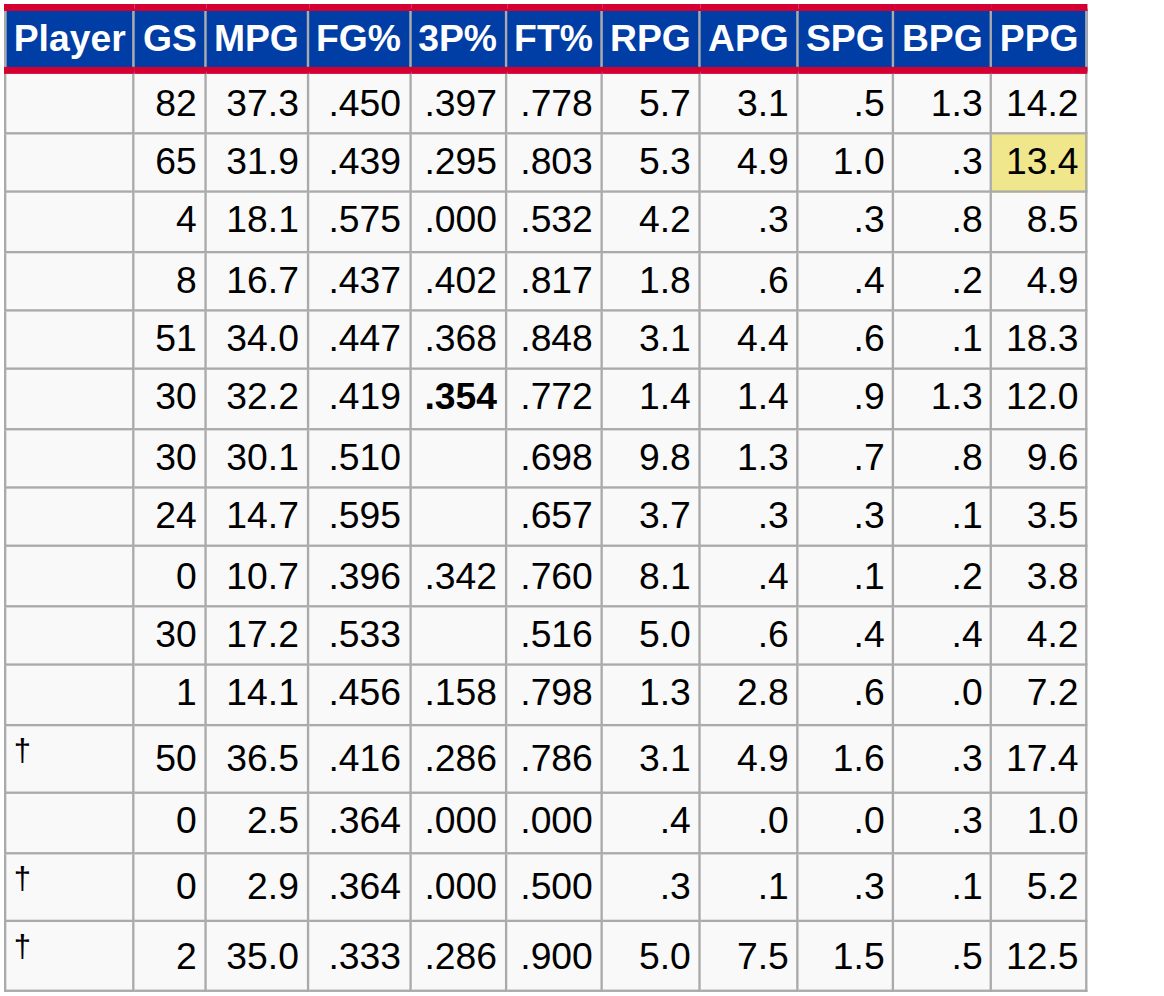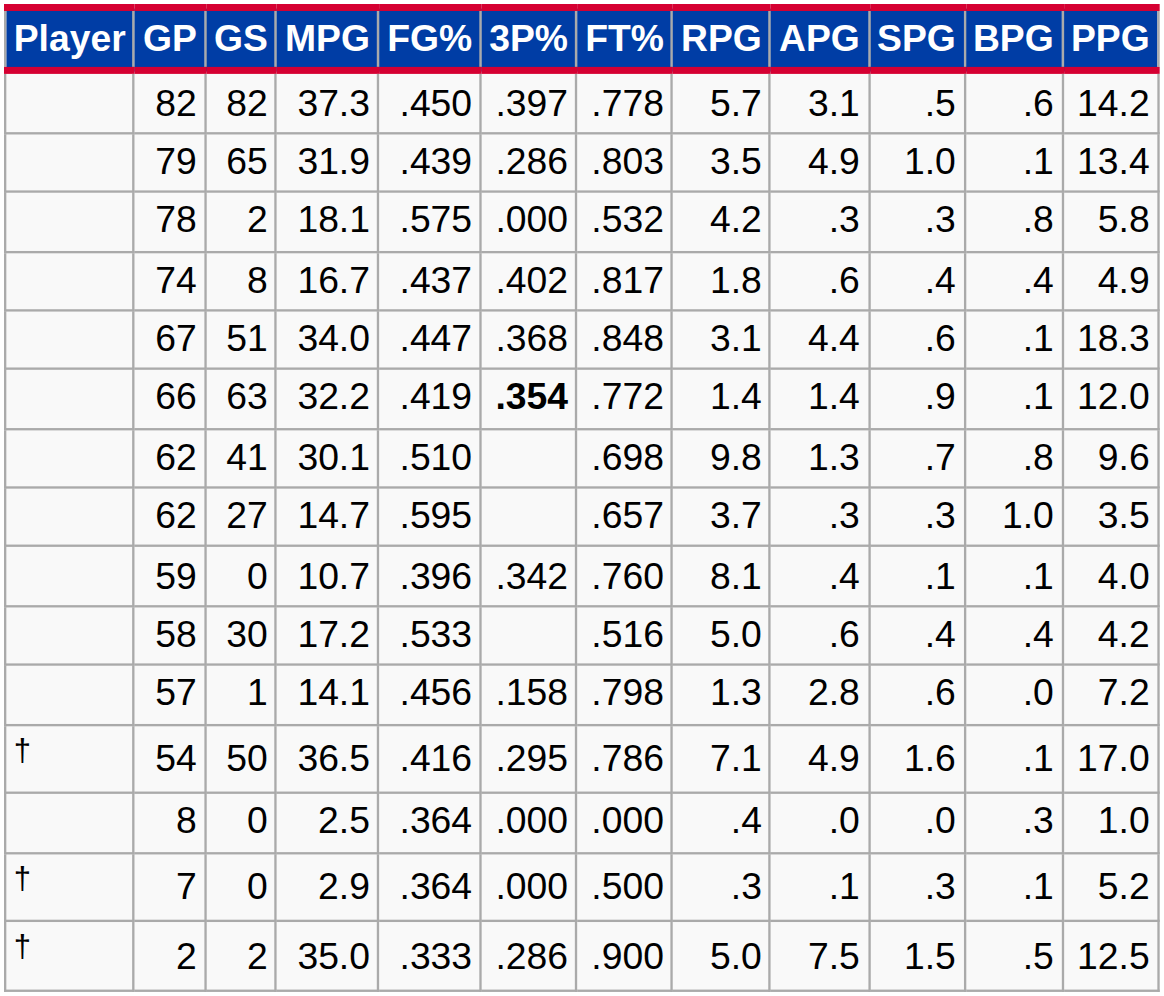+ column: (170, 38)
(957, 102) 1.3 -> (1038, 102) .6
(461, 161) .295 -> (532, 161) .286
(665, 161) 5.3 -> (736, 161) 3.5
(967, 161) .3 -> (1038, 161) .1
(1042, 161) khaki background -> (1113, 161) no background
(186, 220) 4 -> (257, 220) 2
(1053, 220) 8.5 -> (1124, 220) 5.8
(967, 279) .2 -> (1038, 279) .4
(176, 398) 30 -> (247, 398) 63
(957, 398) 1.3 -> (1038, 398) .1
(176, 457) 30 -> (247, 457) 41
(176, 516) 24 -> (247, 516) 27
(967, 516) .1 -> (1028, 516) 1.0
(967, 575) .2 -> (1038, 575) .1
(1053, 575) 3.8 -> (1124, 575) 4.0
(461, 757) .286 -> (532, 757) .295
(665, 757) 3.1 -> (736, 757) 7.1
(967, 757) .3 -> (1038, 757) .1
(1042, 757) 17.4 -> (1113, 757) 17.0
